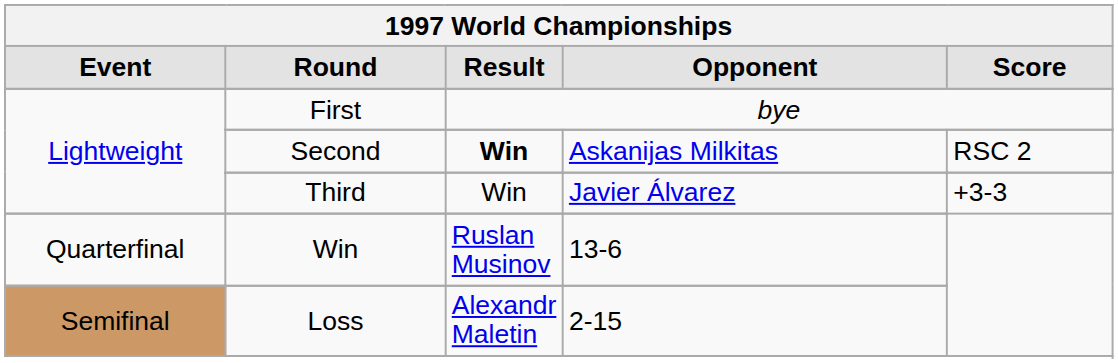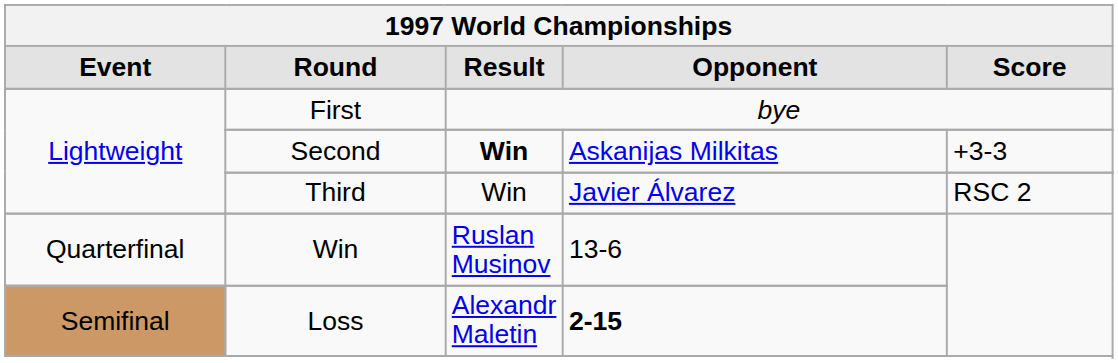(992, 151) RSC 2 -> (980, 151) +3-3
(980, 193) +3-3 -> (992, 193) RSC 2
(595, 320) normal -> (595, 320) bold
